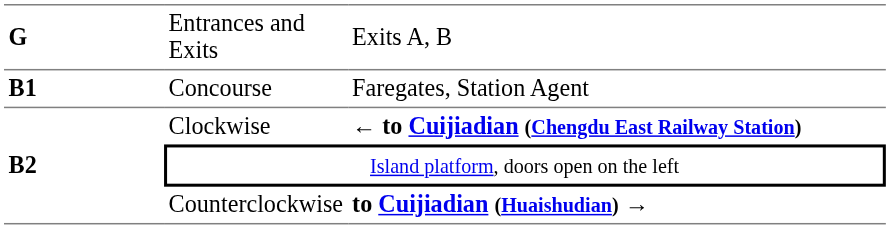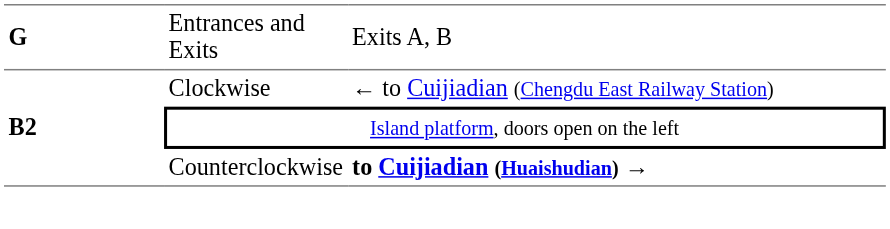- row: (220, 88)
(577, 126) bold -> (563, 88) normal
